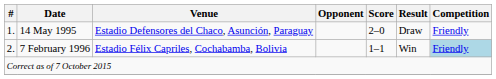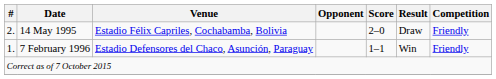(11, 31) 1. -> (11, 31) 2.
(204, 31) Estadio Defensores del Chaco, Asunción, Paraguay -> (191, 31) Estadio Félix Capriles, Cochabamba, Bolivia
(11, 48) 2. -> (11, 48) 1.
(191, 48) Estadio Félix Capriles, Cochabamba, Bolivia -> (204, 48) Estadio Defensores del Chaco, Asunción, Paraguay
(451, 48) lightblue background -> (451, 48) no background
